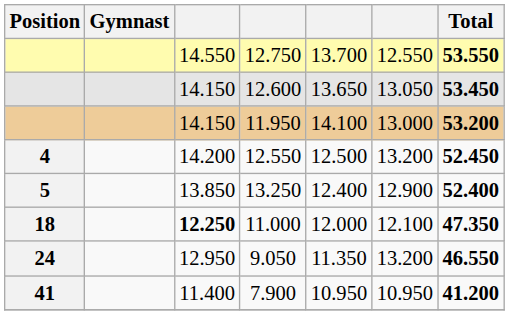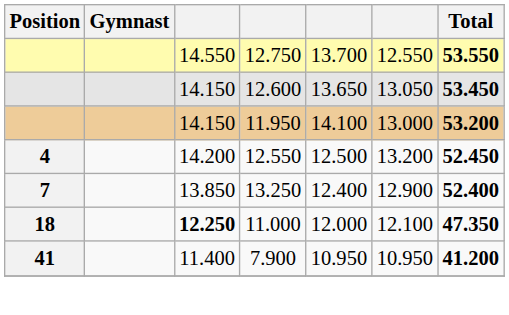(45, 190) 5 -> (45, 190) 7
- row: (273, 258)
